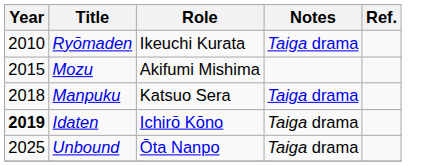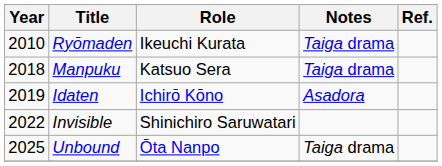- row: (73, 69)
(27, 122) bold -> (27, 95) normal
(313, 122) Taiga drama -> (334, 95) Asadora
+ row: (82, 122)
